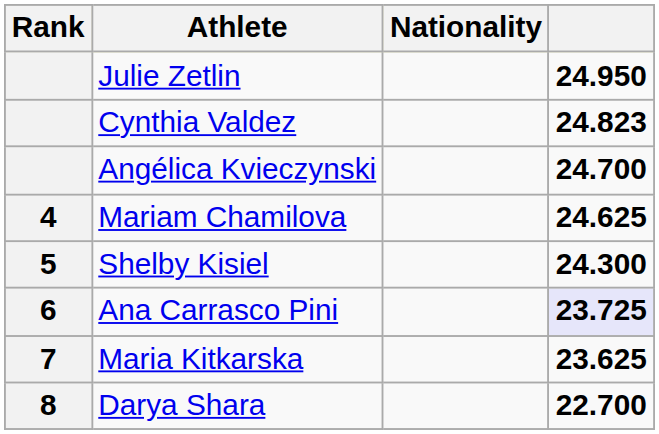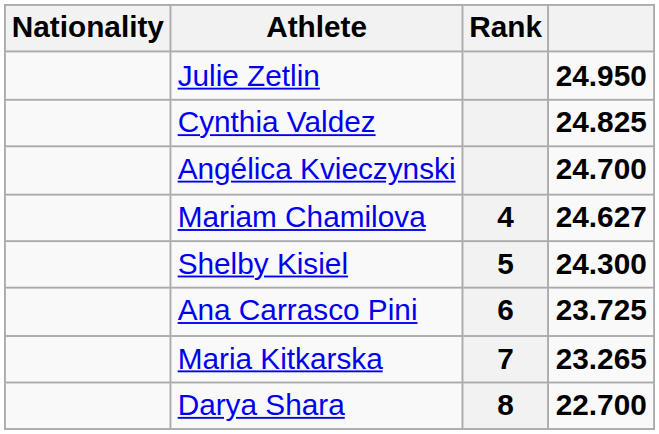columns swapped: (48, 28) <-> (466, 28)
(601, 122) 24.823 -> (601, 122) 24.825
(601, 216) 24.625 -> (601, 216) 24.627
(601, 311) lavender background -> (601, 311) no background
(601, 358) 23.625 -> (601, 358) 23.265
